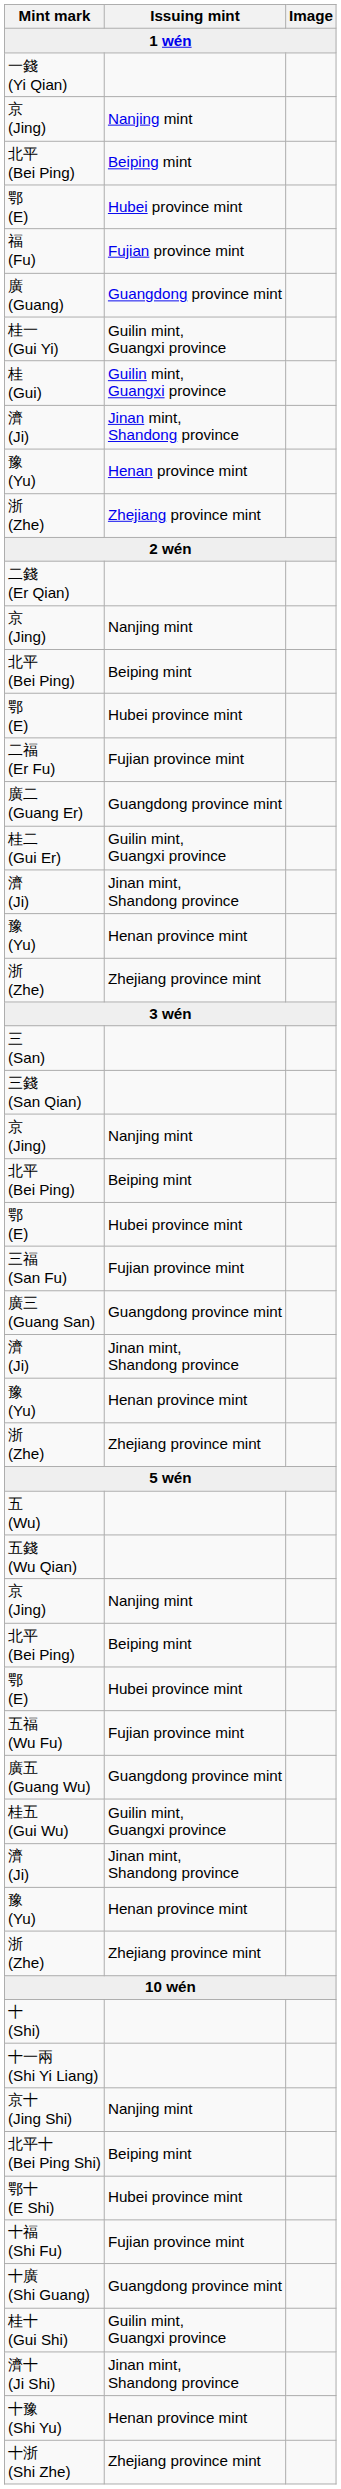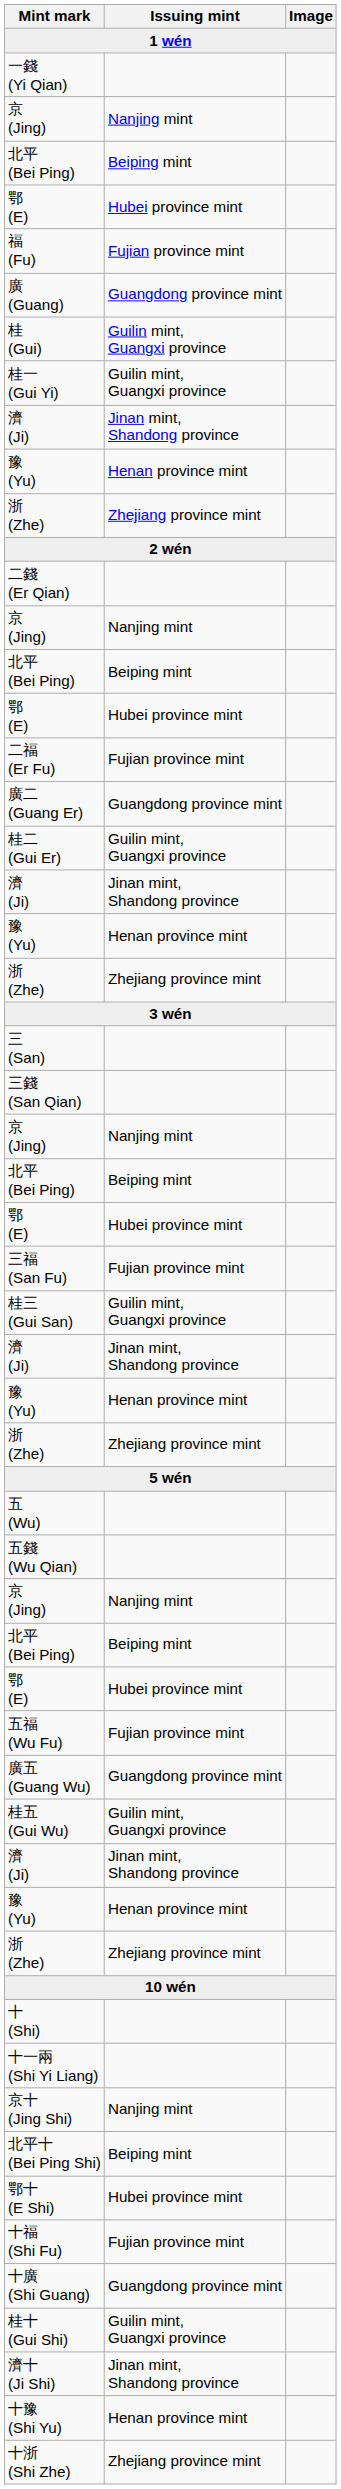rows swapped: (25, 383) <-> (33, 339)
- row: (51, 1312)
+ row: (41, 1312)
